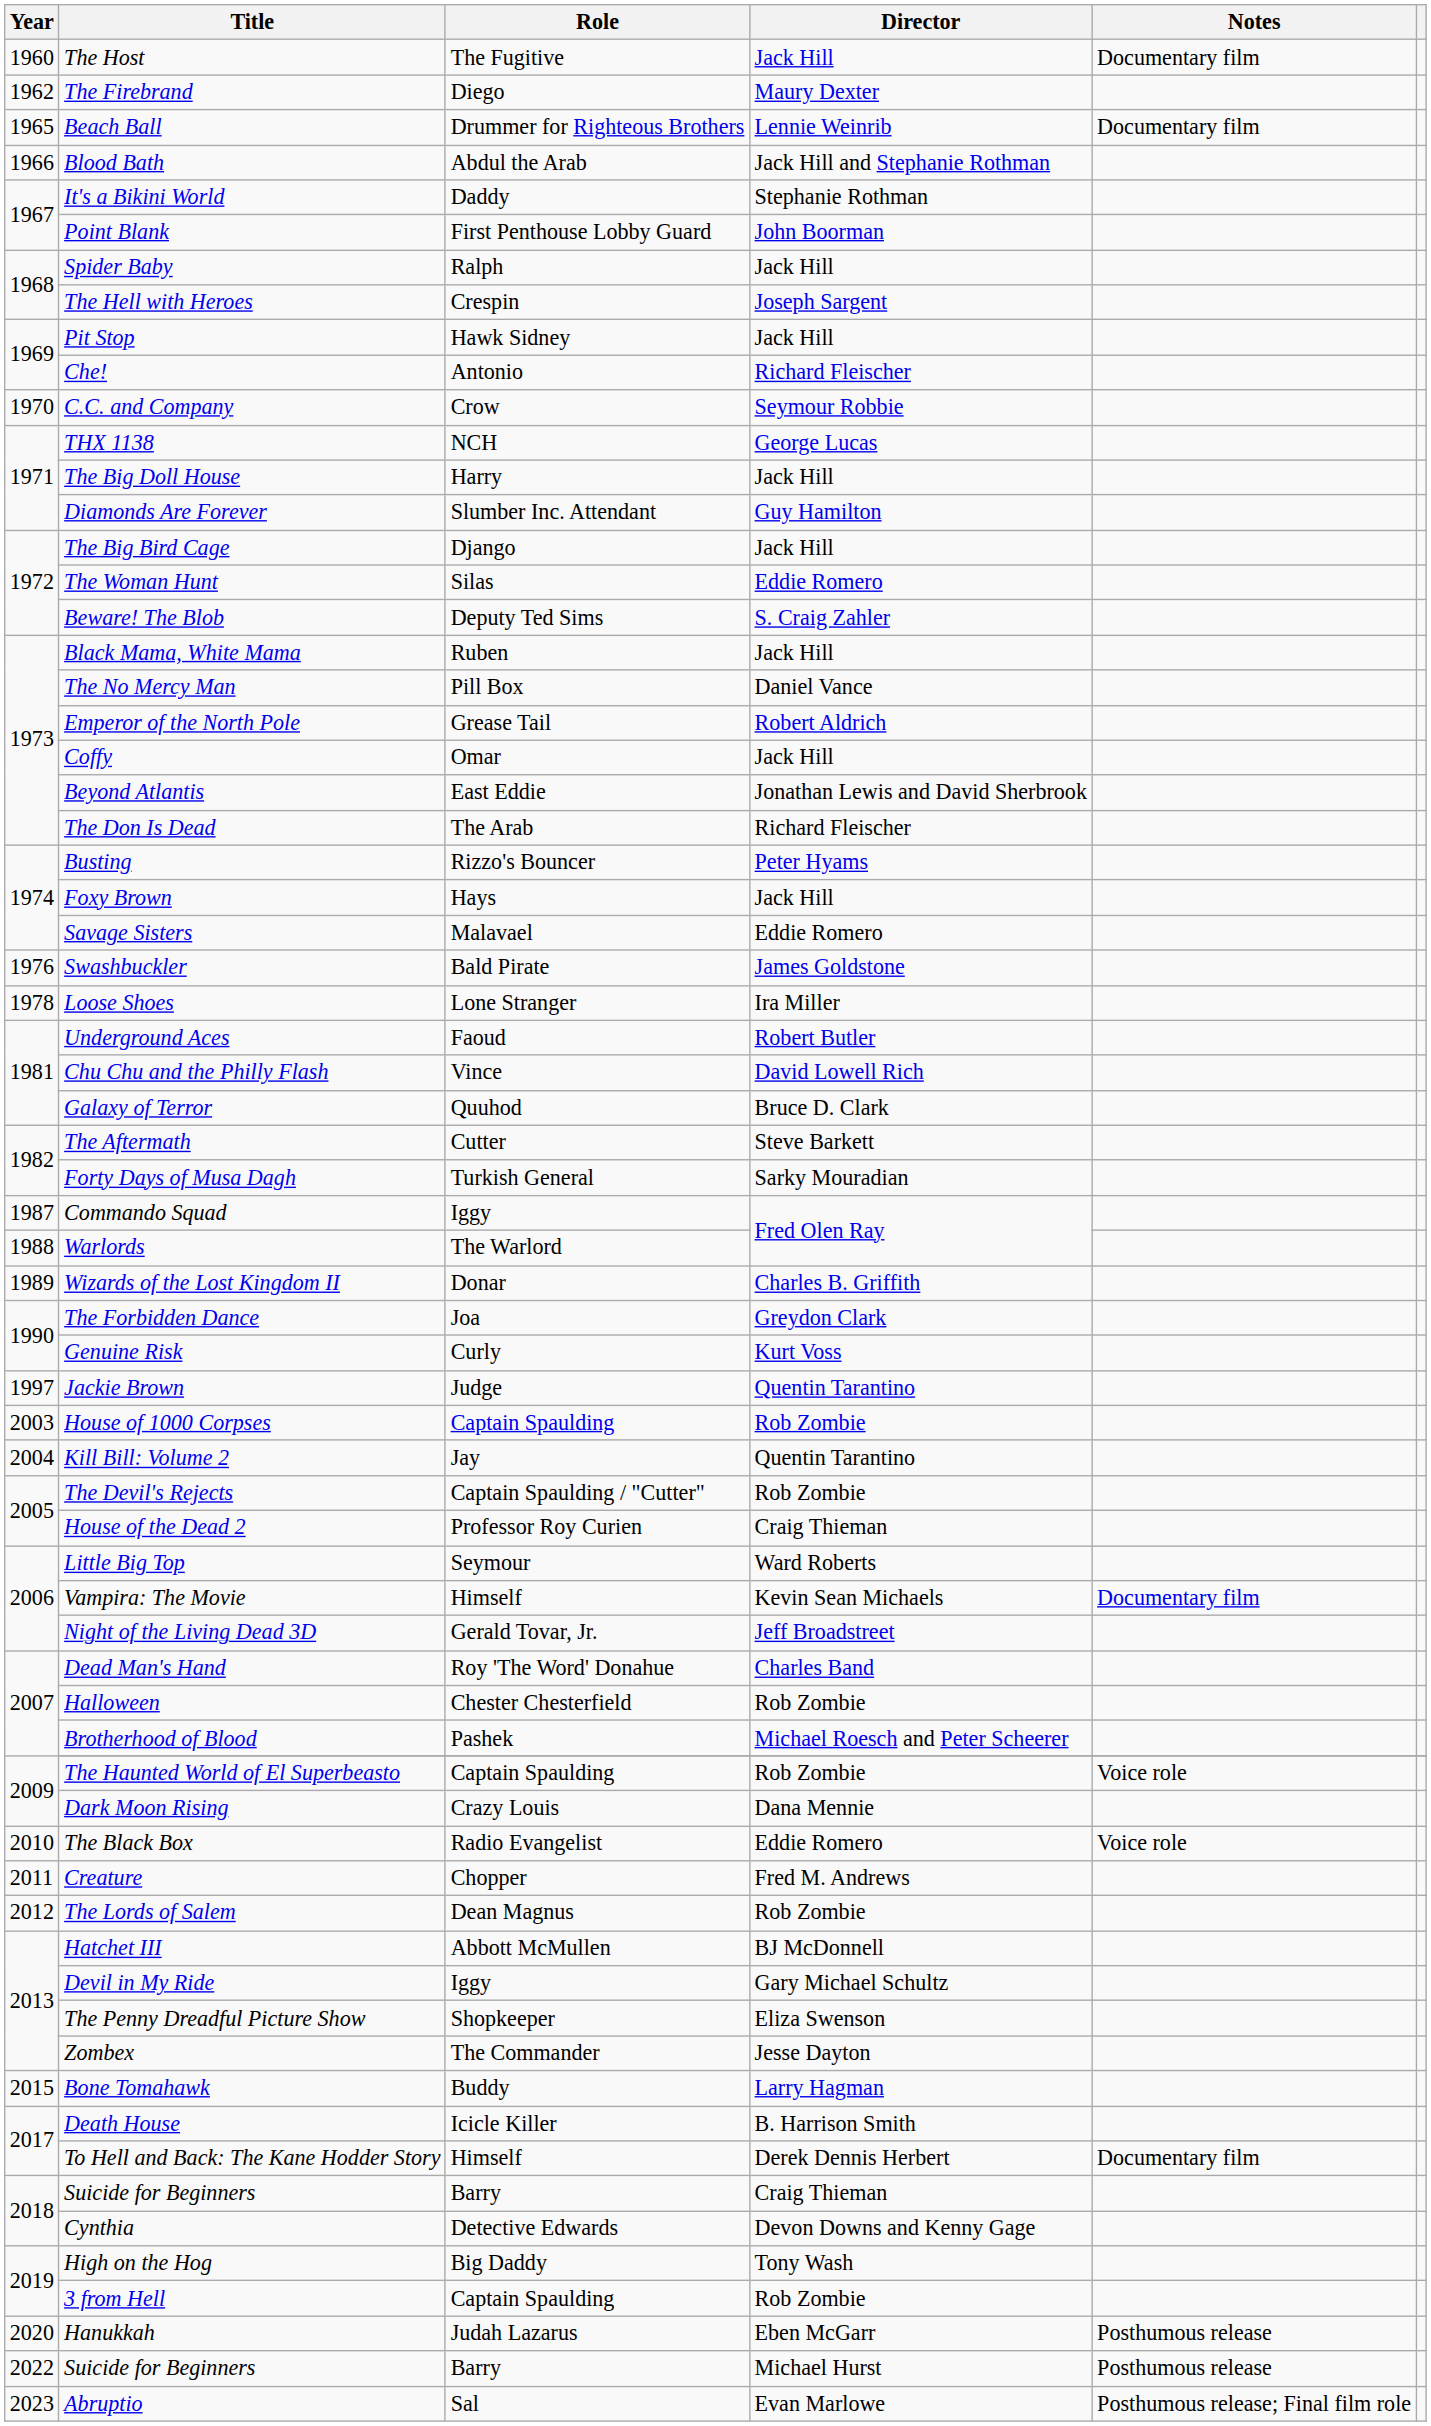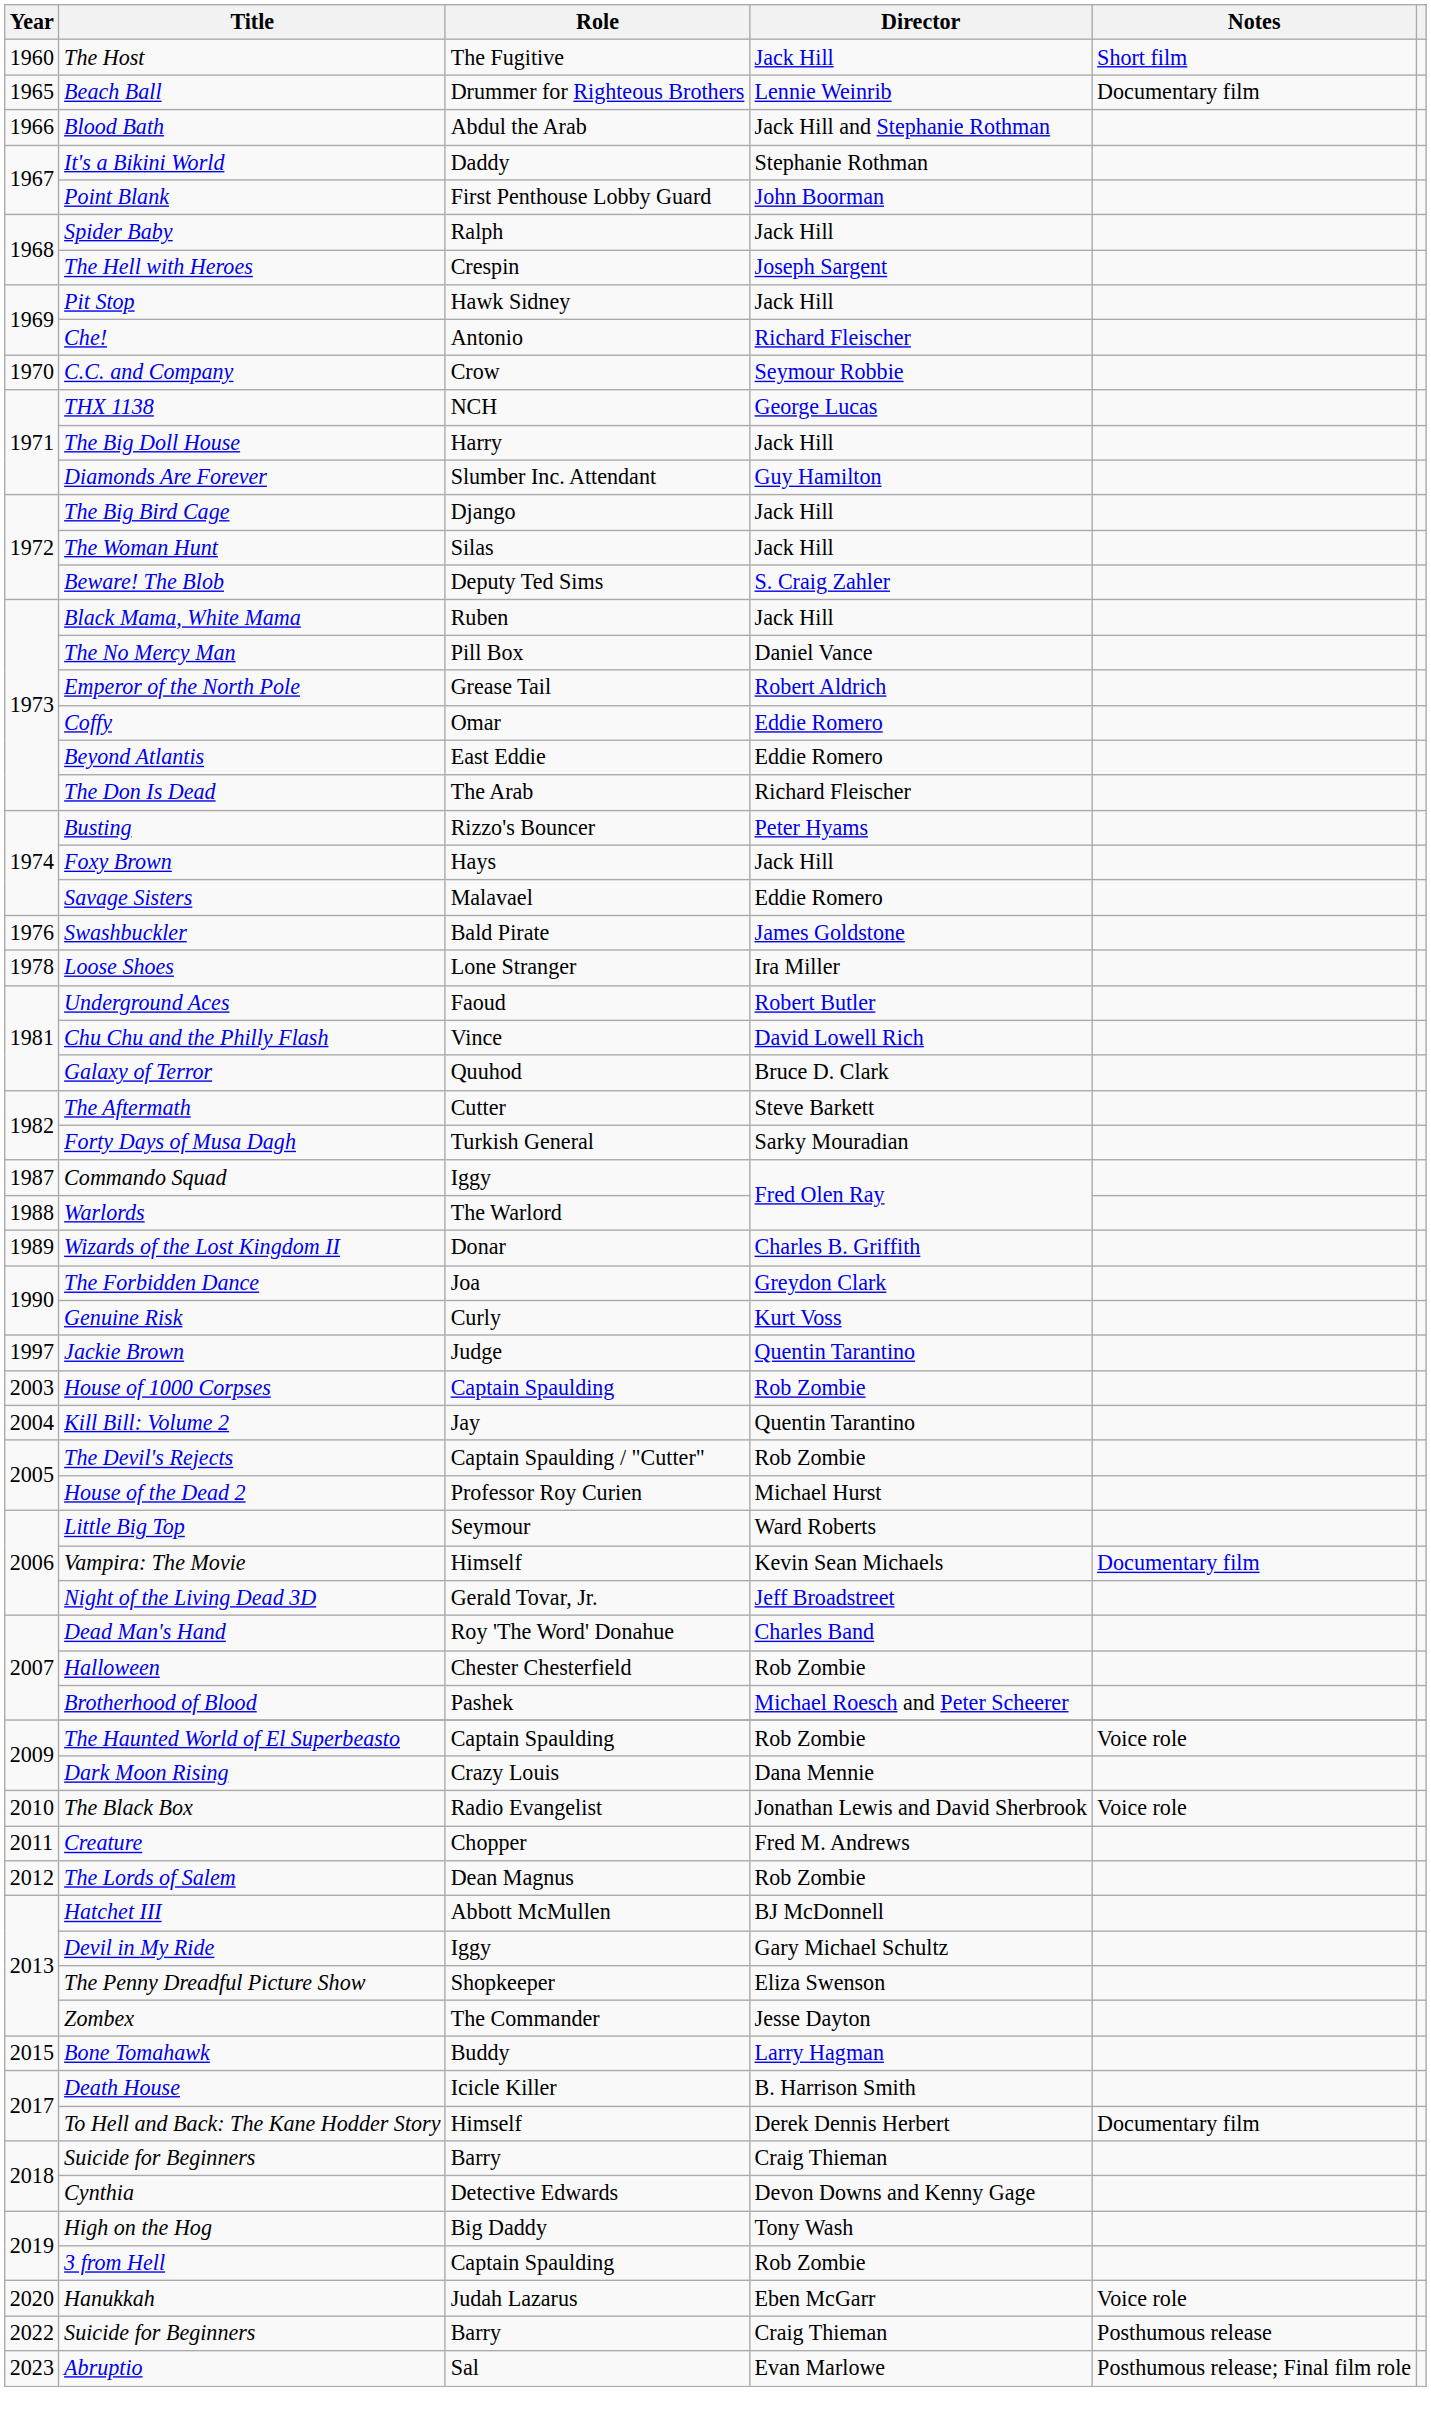(1178, 57) Documentary film -> (1142, 57) Short film
- row: (32, 92)
(819, 582) Eddie Romero -> (794, 547) Jack Hill
(794, 757) Jack Hill -> (819, 722) Eddie Romero
(921, 792) Jonathan Lewis and David Sherbrook -> (819, 757) Eddie Romero
(821, 1527) Craig Thieman -> (818, 1492) Michael Hurst
(819, 1842) Eddie Romero -> (921, 1807) Jonathan Lewis and David Sherbrook
(1185, 2333) Posthumous release -> (1142, 2298) Voice role
(818, 2368) Michael Hurst -> (821, 2333) Craig Thieman
